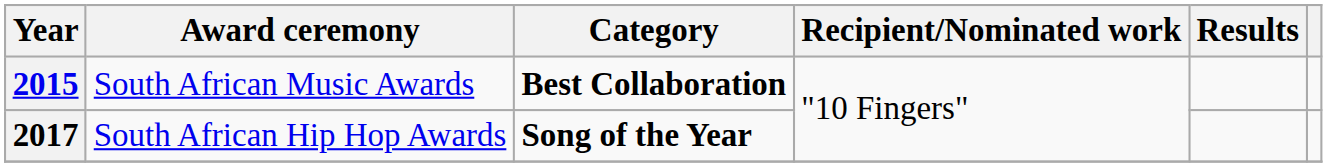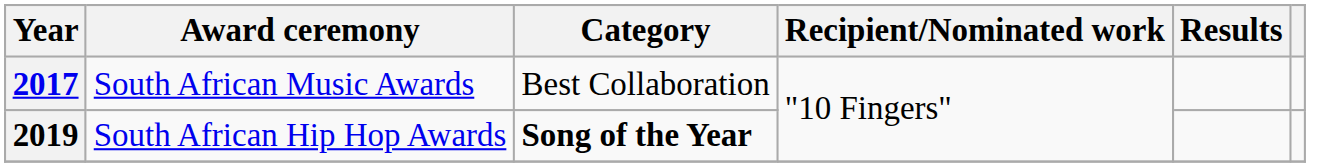(46, 82) 2015 -> (46, 82) 2017
(654, 82) bold -> (646, 82) normal
(46, 135) 2017 -> (46, 135) 2019
